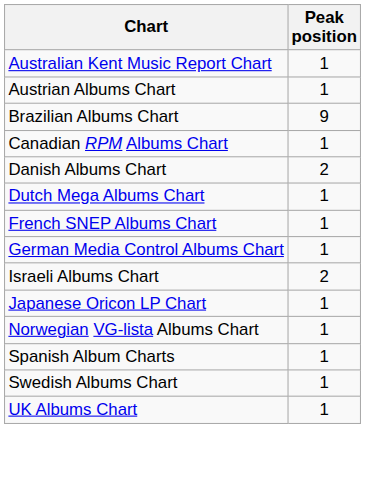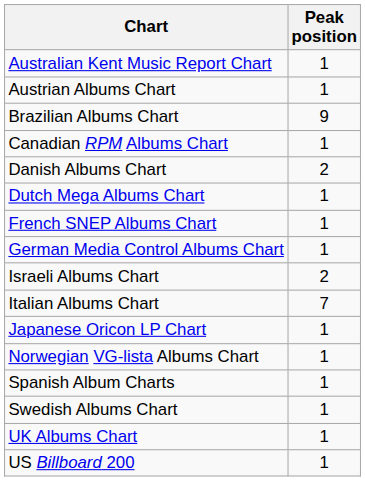+ row: (84, 303)
+ row: (71, 463)
